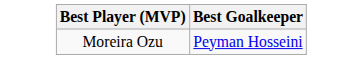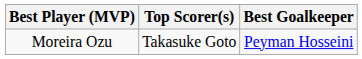+ column: (189, 16)
